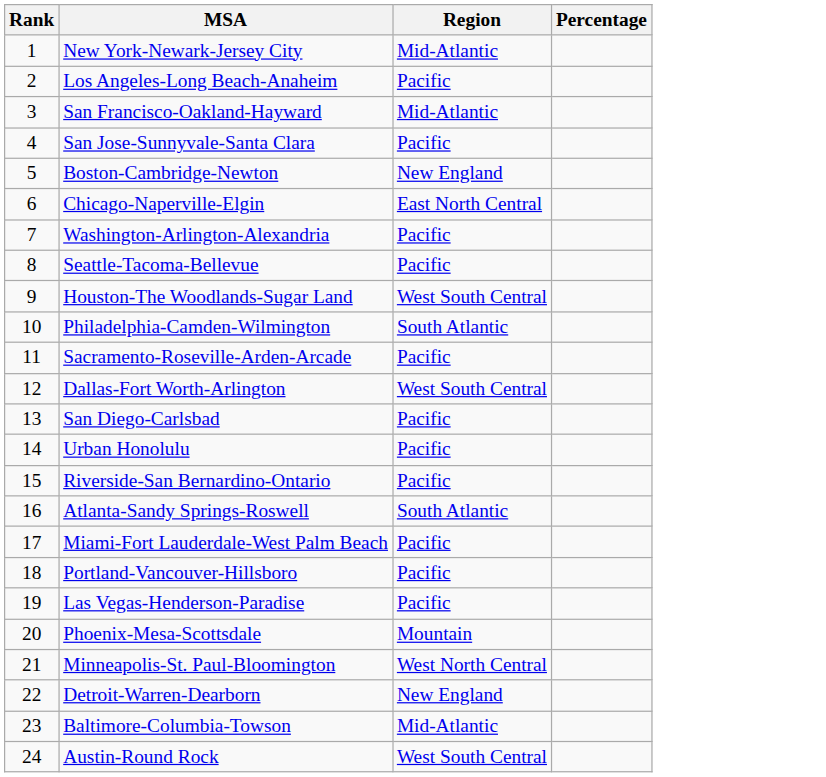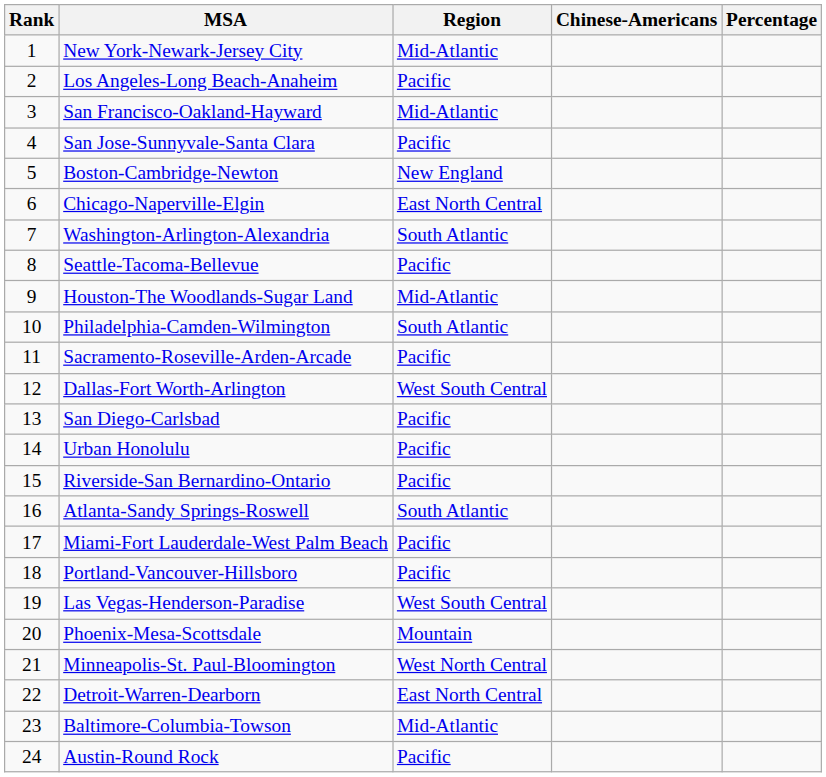+ column: (637, 19)
(424, 234) Pacific -> (453, 234) South Atlantic
(472, 296) West South Central -> (447, 296) Mid-Atlantic
(424, 603) Pacific -> (472, 603) West South Central
(450, 695) New England -> (469, 695) East North Central
(472, 756) West South Central -> (424, 756) Pacific
